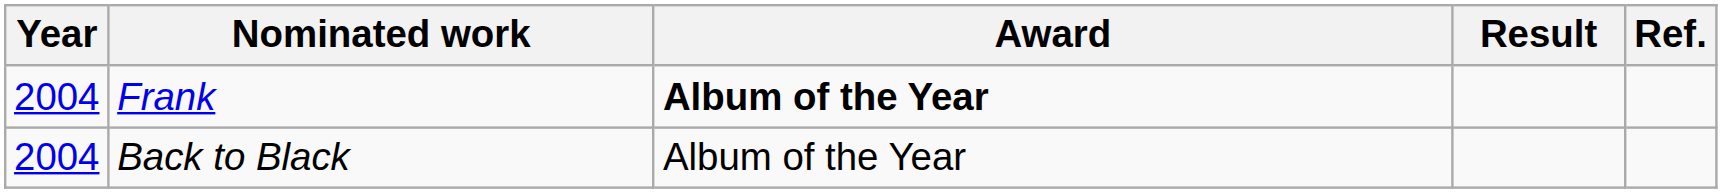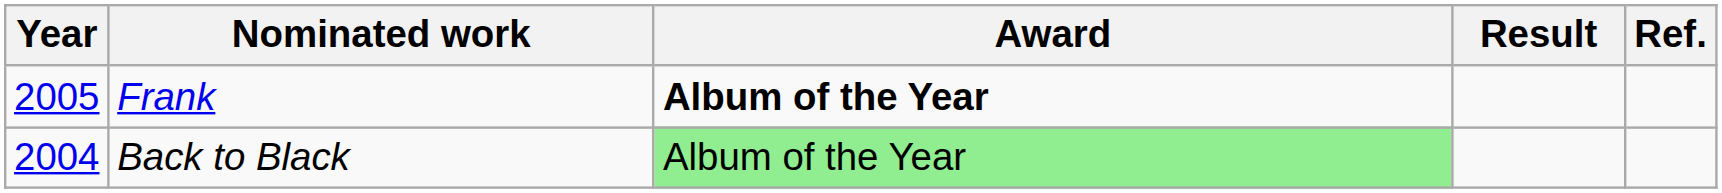(57, 95) 2004 -> (57, 95) 2005
(814, 156) no background -> (814, 156) lightgreen background
